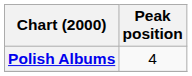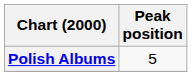(153, 58) 4 -> (153, 58) 5
